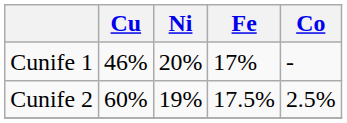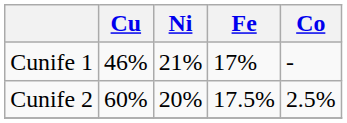(181, 61) 20% -> (181, 61) 21%
(181, 99) 19% -> (181, 99) 20%
